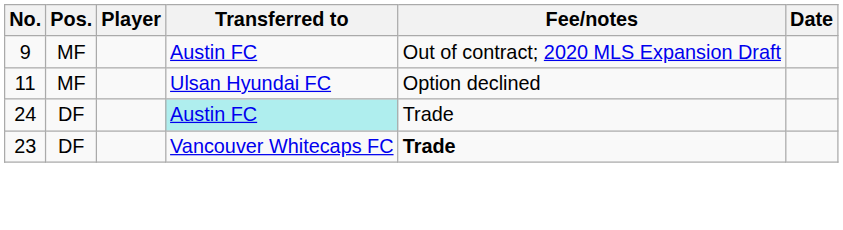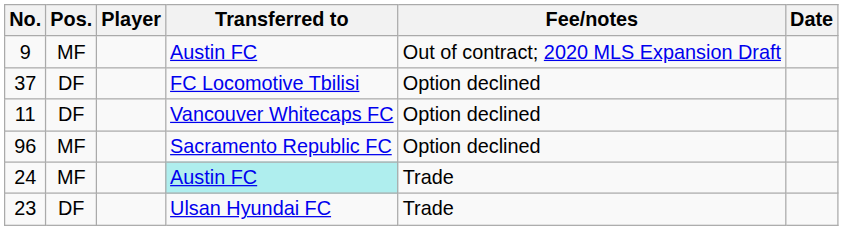+ row: (25, 83)
(71, 83) MF -> (71, 114) DF
(251, 83) Ulsan Hyundai FC -> (282, 114) Vancouver Whitecaps FC
+ row: (25, 146)
(71, 114) DF -> (71, 177) MF
(282, 146) Vancouver Whitecaps FC -> (251, 209) Ulsan Hyundai FC
(429, 146) bold -> (428, 209) normal
